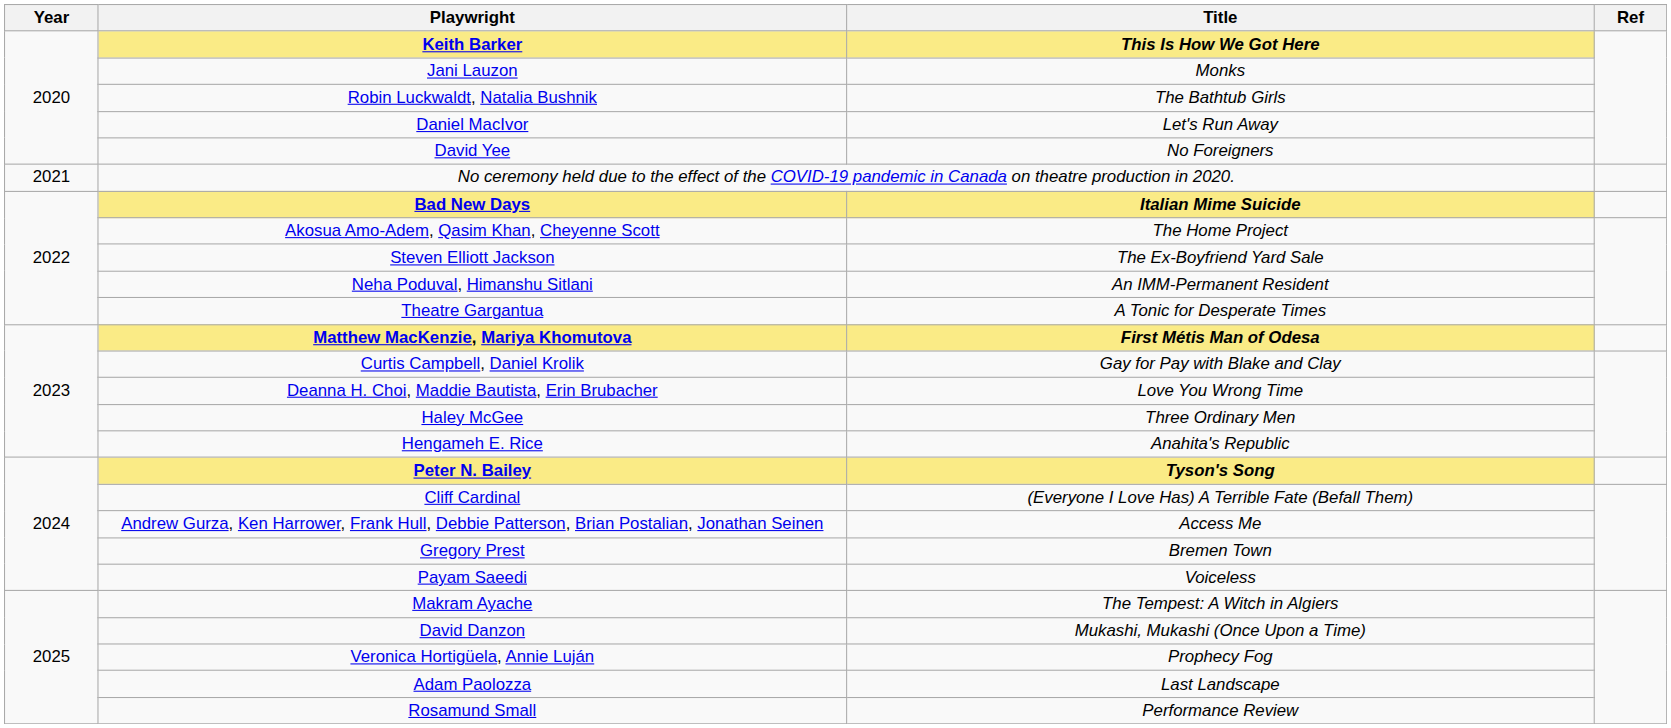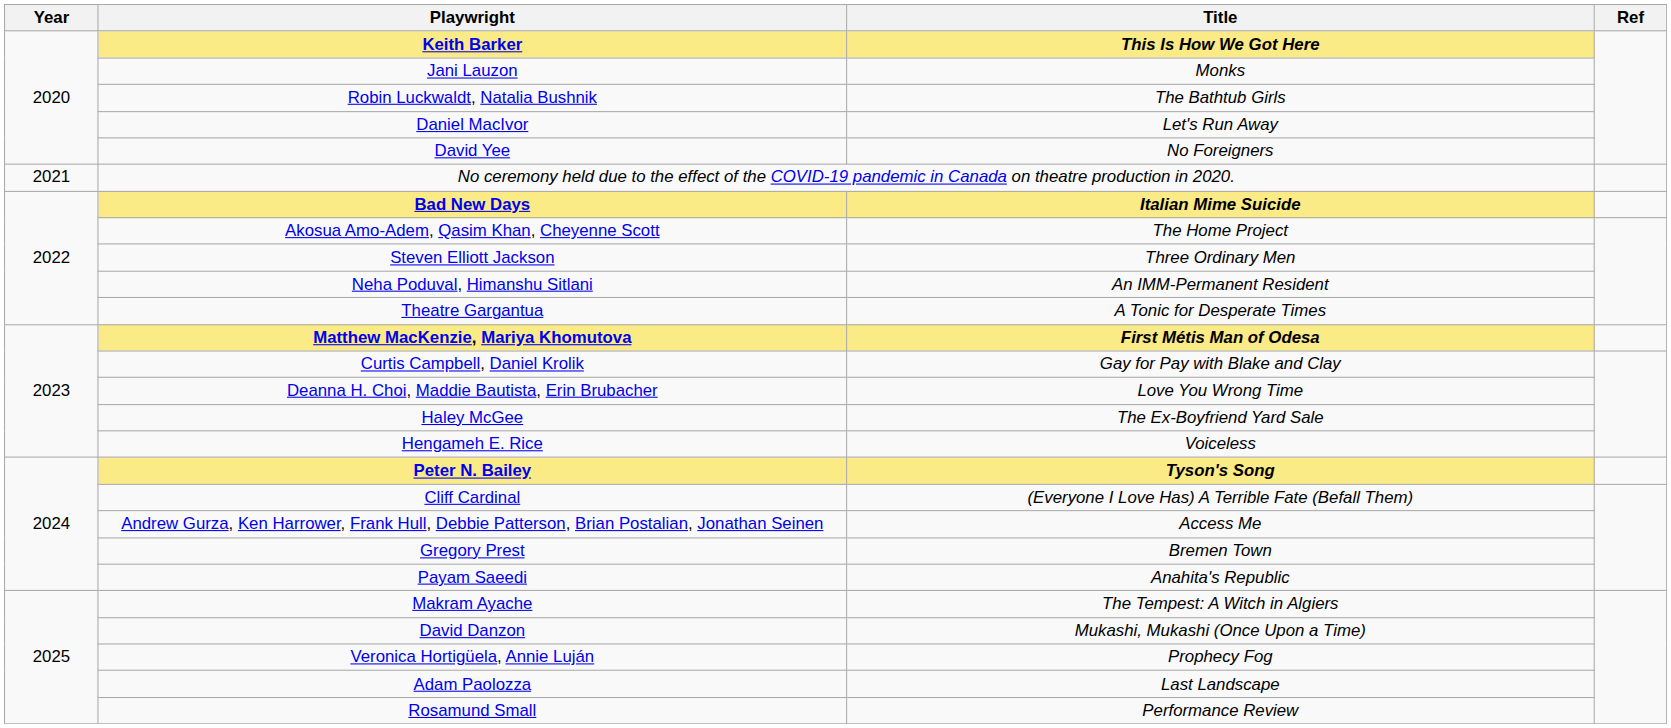(1220, 257) The Ex-Boyfriend Yard Sale -> (1220, 257) Three Ordinary Men
(1220, 417) Three Ordinary Men -> (1220, 417) The Ex-Boyfriend Yard Sale
(1220, 444) Anahita's Republic -> (1220, 444) Voiceless
(1220, 577) Voiceless -> (1220, 577) Anahita's Republic
